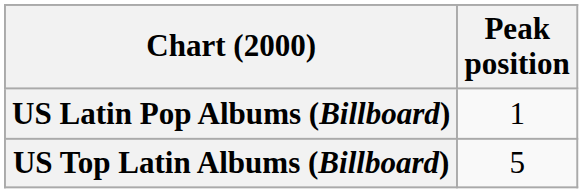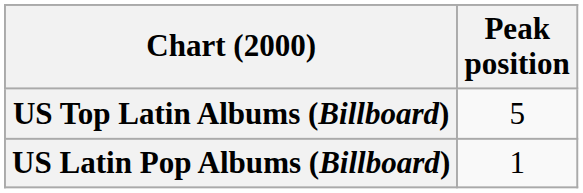rows swapped: (231, 162) <-> (231, 113)
